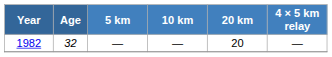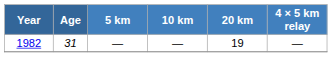(70, 43) 32 -> (70, 43) 31
(237, 43) 20 -> (237, 43) 19
